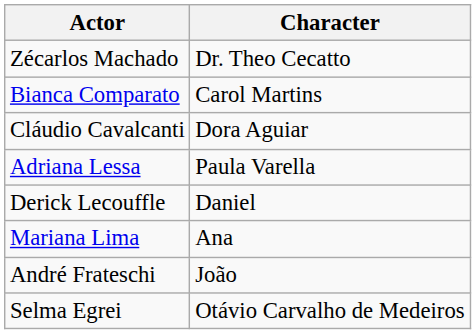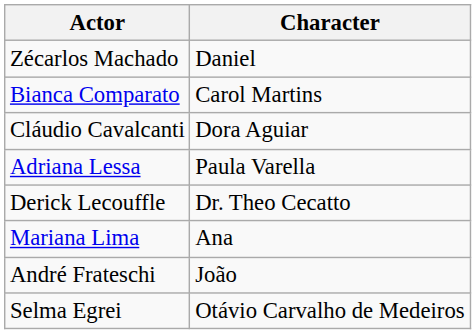(273, 58) Dr. Theo Cecatto -> (225, 58) Daniel
(225, 202) Daniel -> (273, 202) Dr. Theo Cecatto
